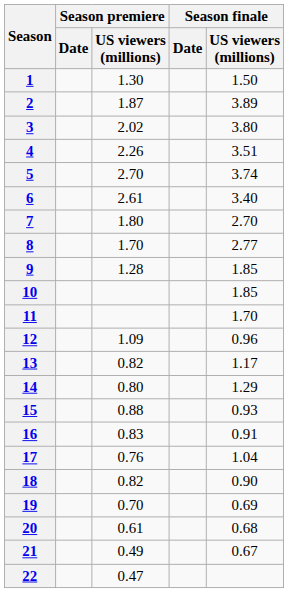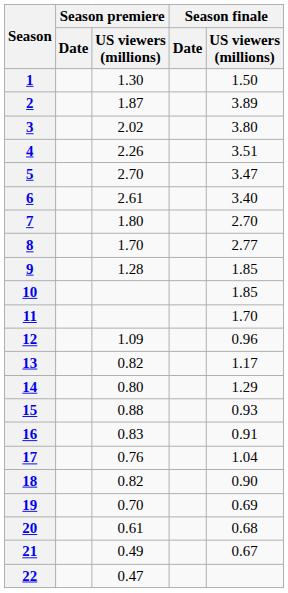(245, 174) 3.74 -> (245, 174) 3.47
